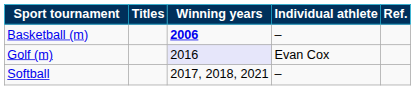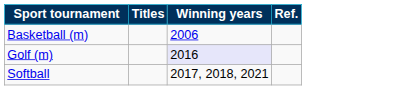- column: (326, 14)
(184, 34) bold -> (184, 34) normal
